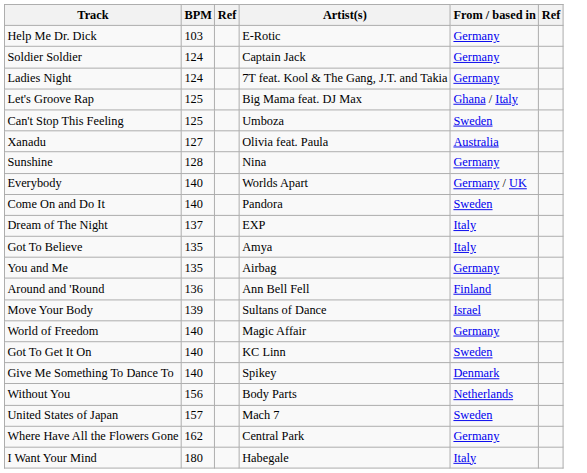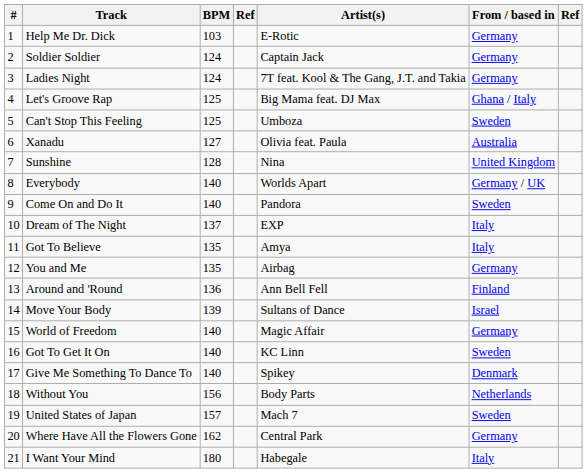+ column: (14, 15)
(476, 162) Germany -> (513, 162) United Kingdom
